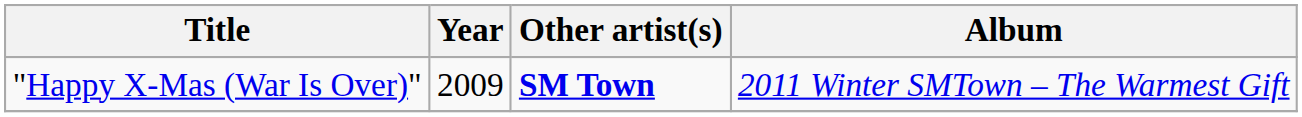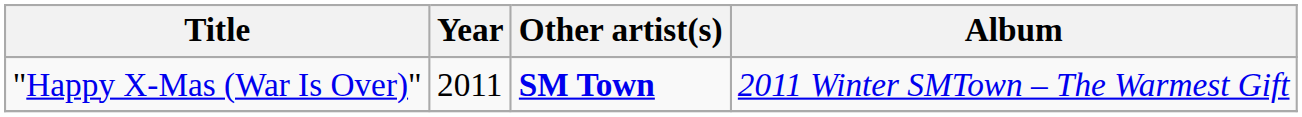(470, 83) 2009 -> (470, 83) 2011
